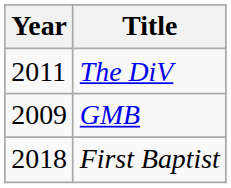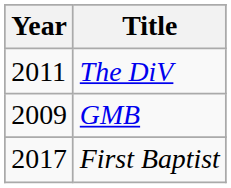(39, 159) 2018 -> (39, 159) 2017
